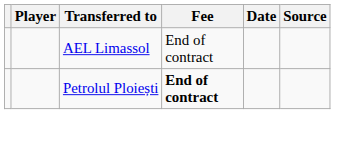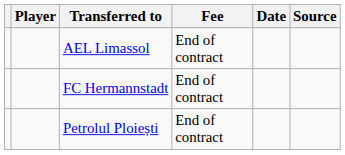+ row: (116, 88)
(192, 88) bold -> (199, 128) normal
